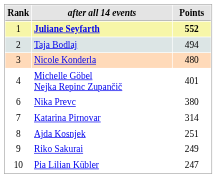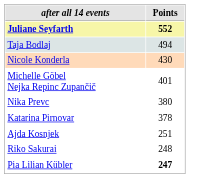- column: (18, 12)
(192, 60) 480 -> (165, 60) 430
(192, 118) 314 -> (165, 118) 378
(192, 149) 249 -> (165, 149) 248
(192, 165) normal -> (165, 165) bold
